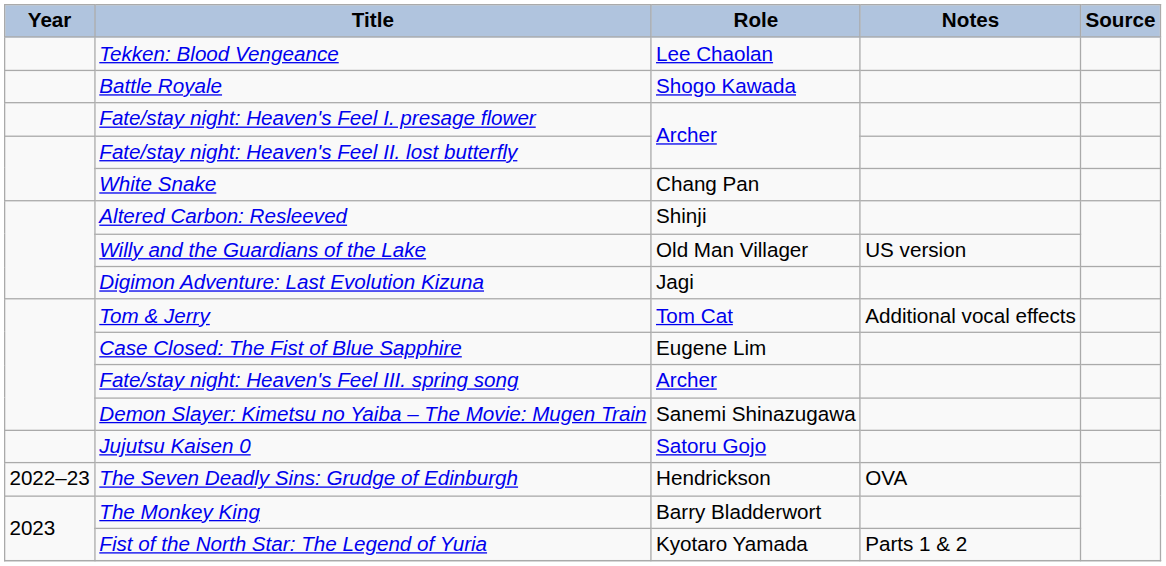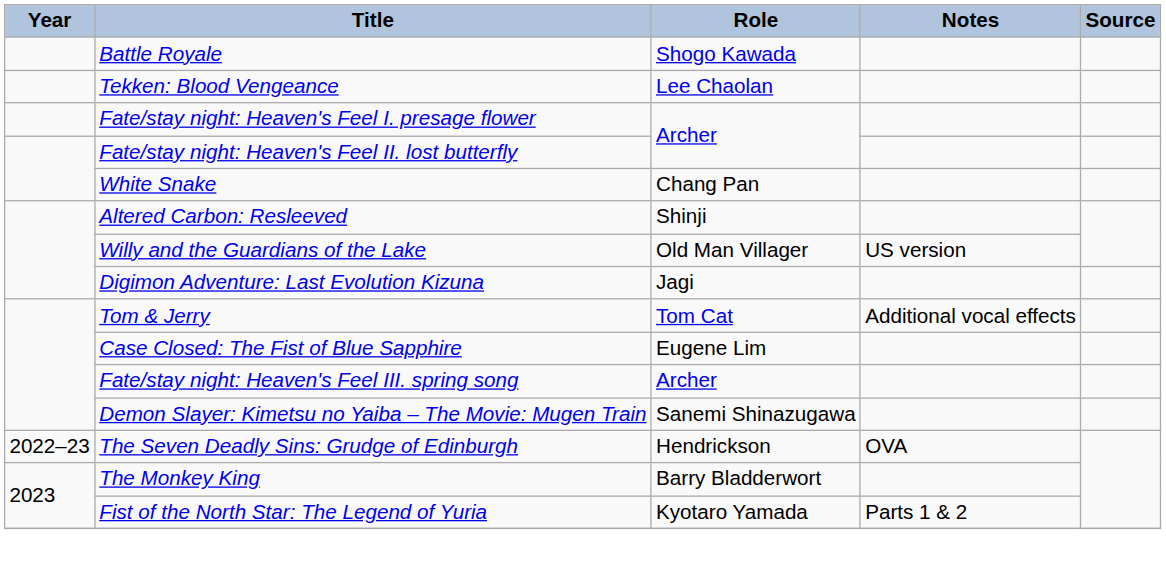rows swapped: (219, 53) <-> (161, 86)
- row: (175, 446)
